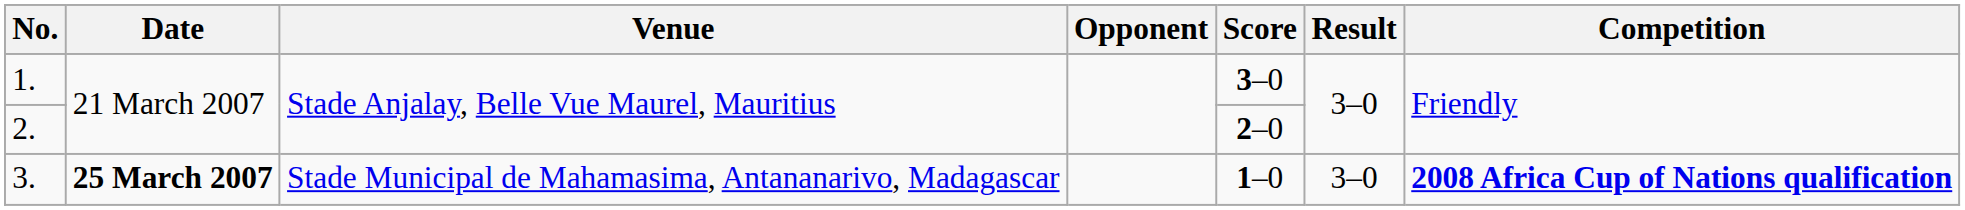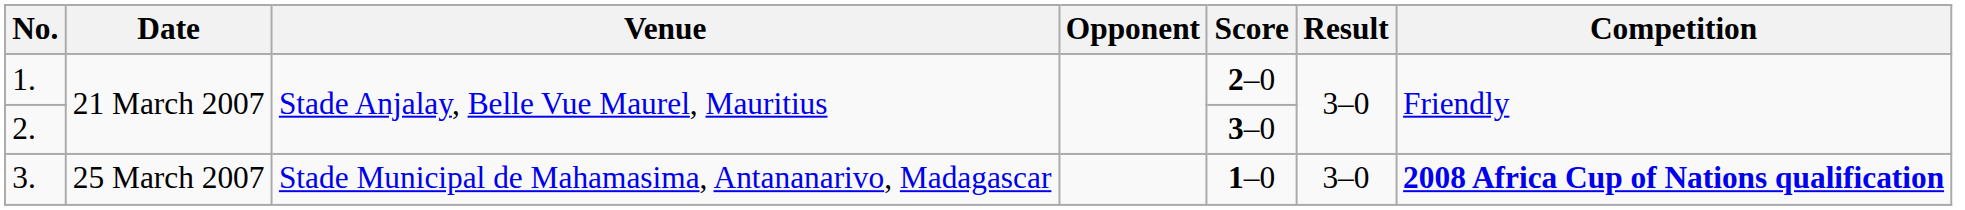(1260, 79) 3–0 -> (1252, 79) 2–0
(1260, 128) 2–0 -> (1252, 128) 3–0
(173, 178) bold -> (169, 178) normal
